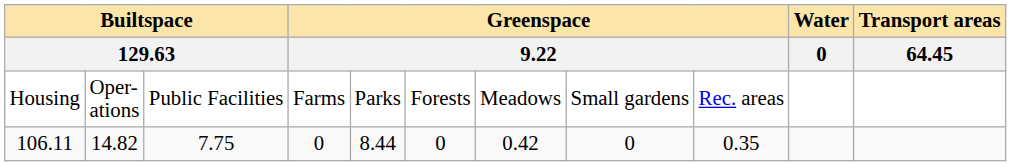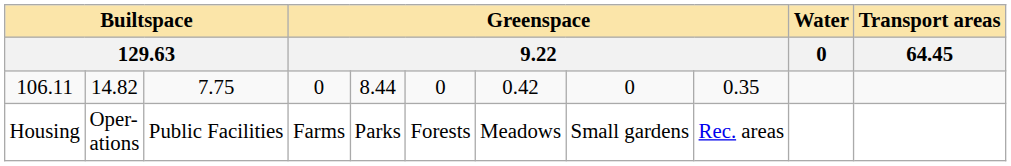rows swapped: (45, 98) <-> (45, 143)
